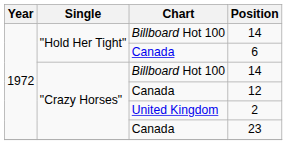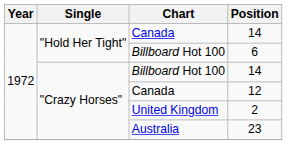(178, 33) Billboard Hot 100 -> (153, 33) Canada
(153, 52) Canada -> (178, 52) Billboard Hot 100
(153, 129) Canada -> (155, 129) Australia
